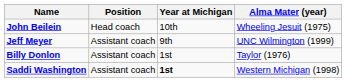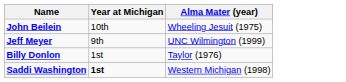- column: (123, 12)
